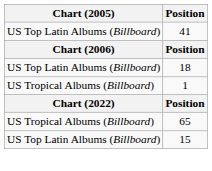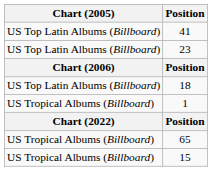+ row: (185, 49)
(84, 139) US Top Latin Albums (Billboard) -> (80, 157) US Tropical Albums (Billboard)
